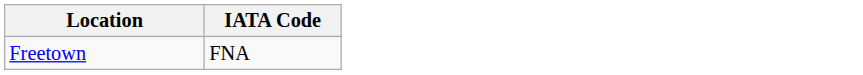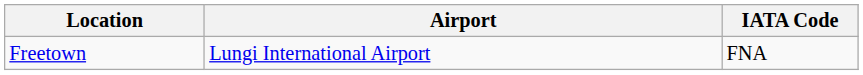+ column: (463, 20)
